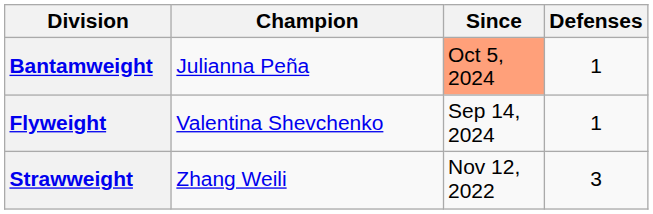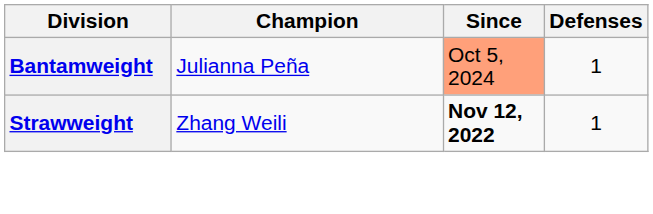- row: (58, 122)
(484, 179) normal -> (485, 122) bold
(596, 179) 3 -> (596, 122) 1
